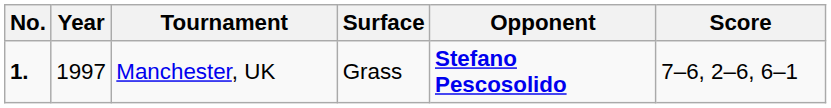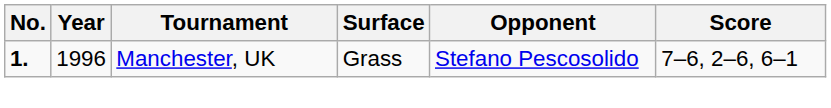(81, 71) 1997 -> (81, 58) 1996
(501, 71) bold -> (537, 58) normal
